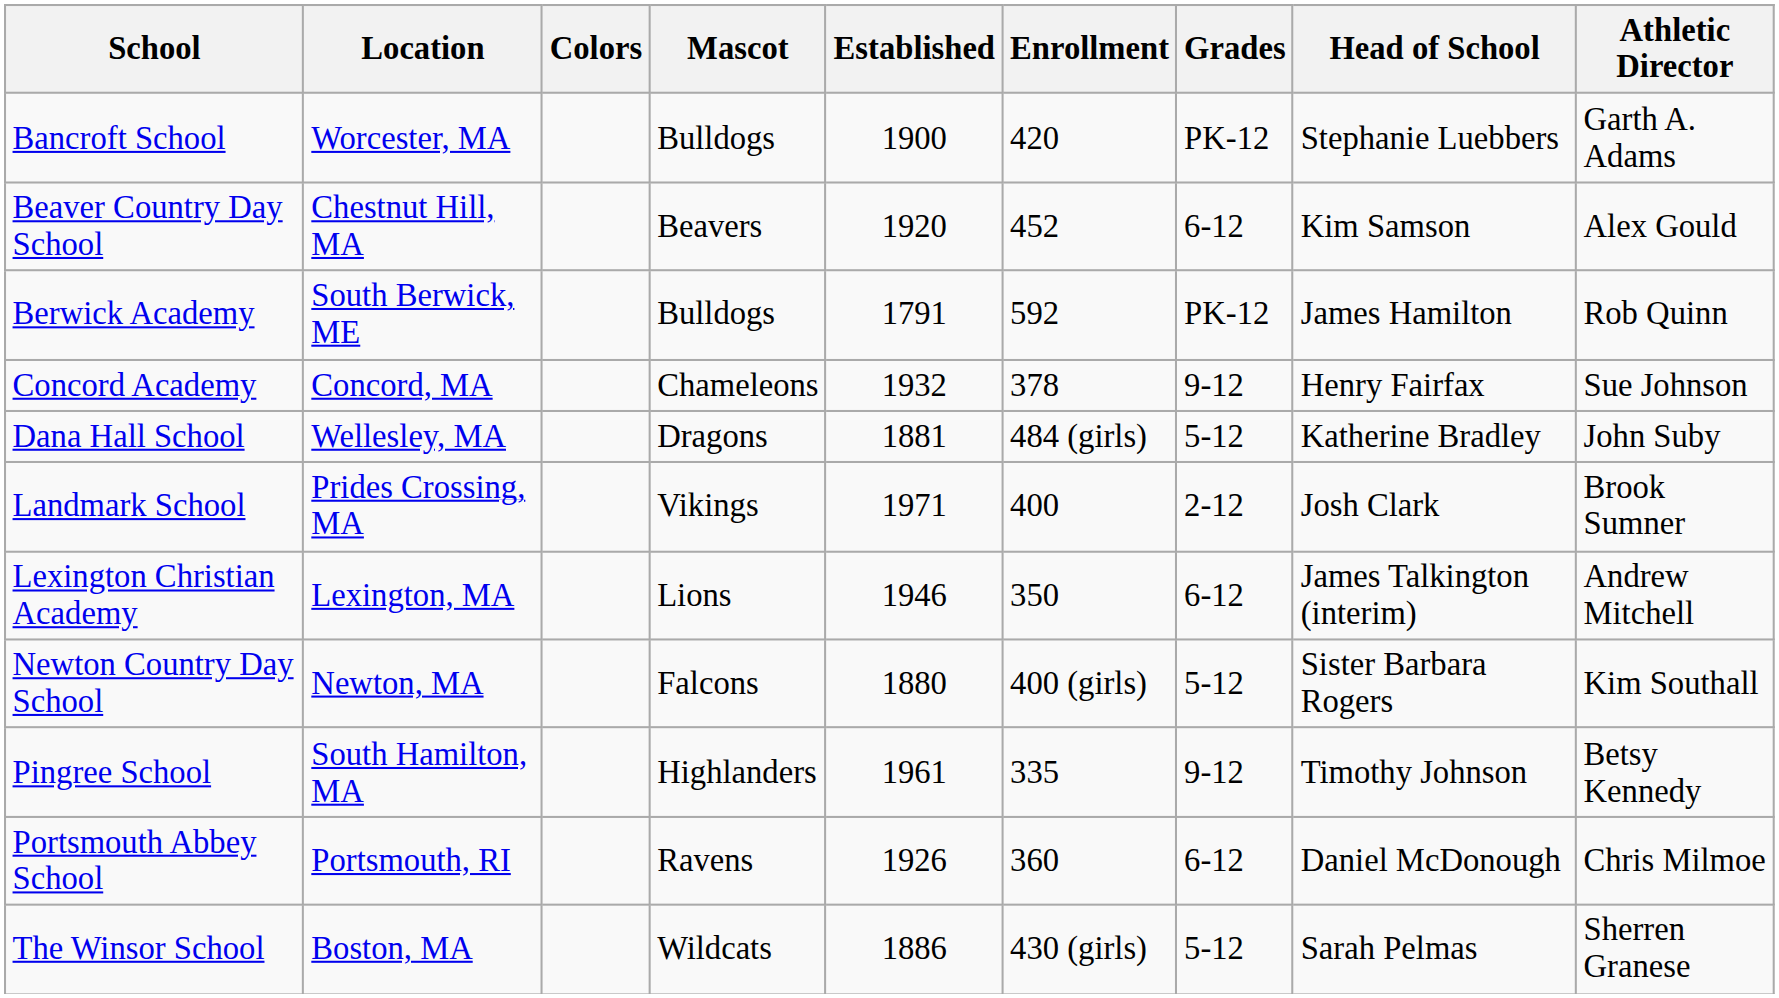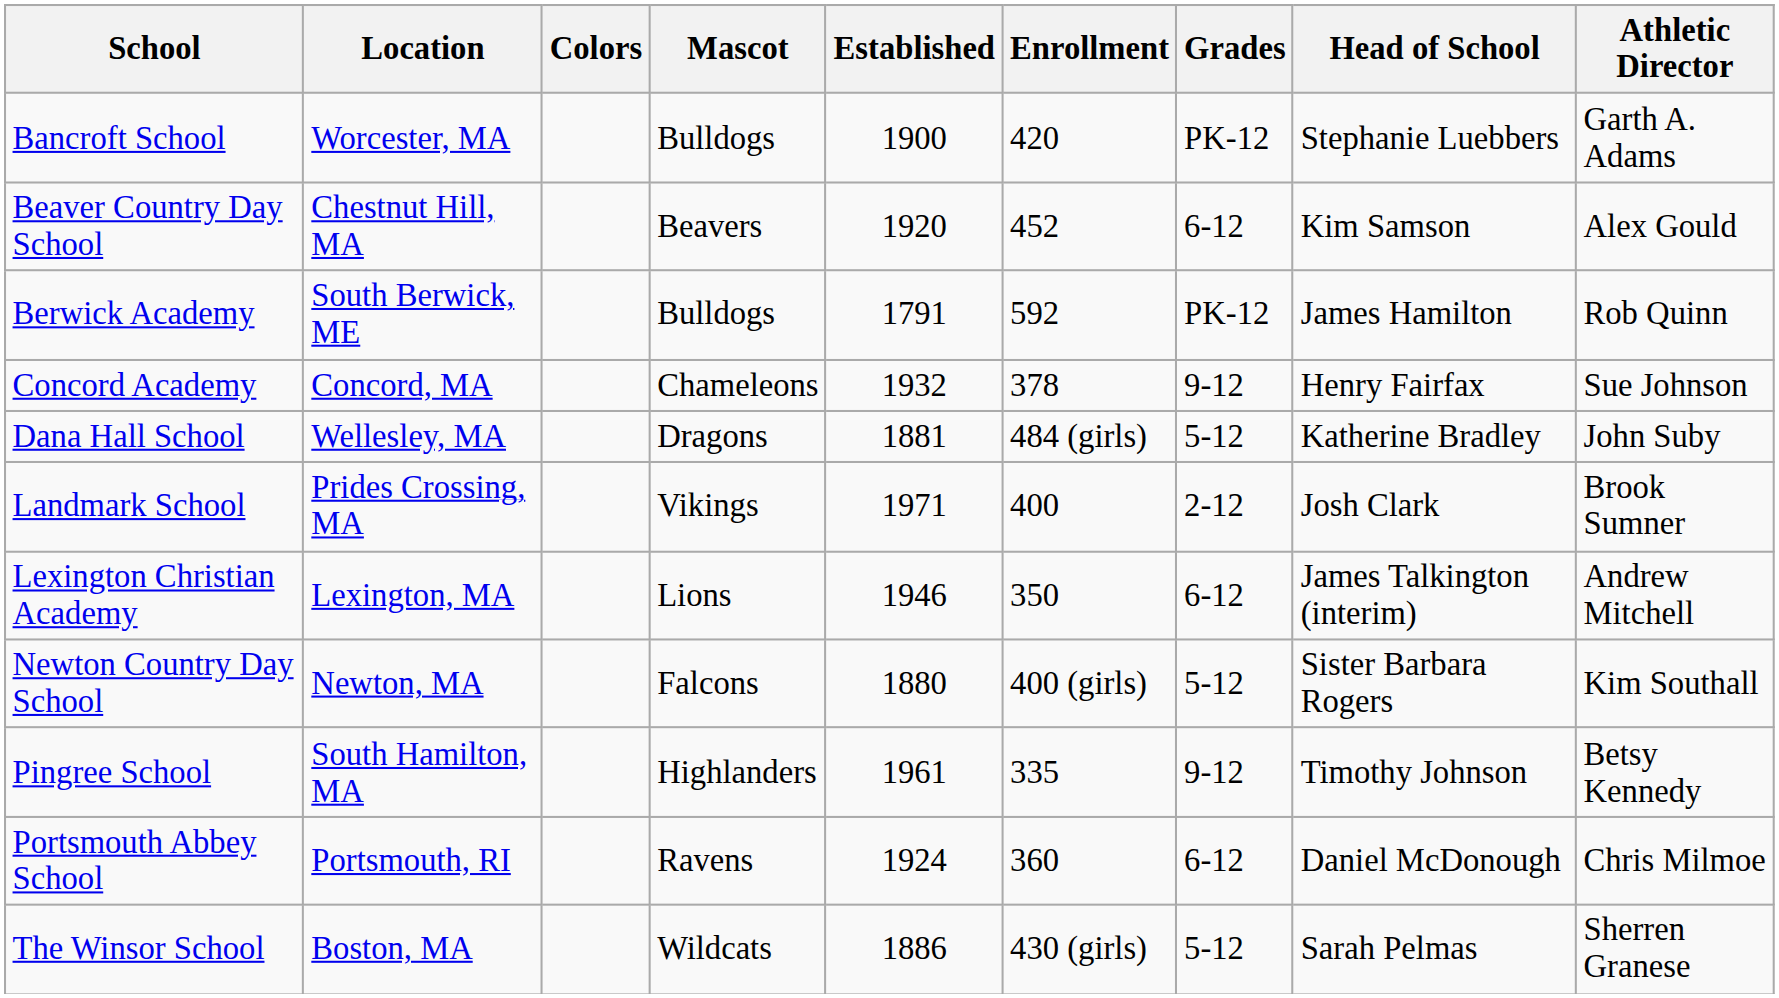(914, 860) 1926 -> (914, 860) 1924
